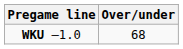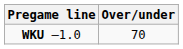(138, 34) 68 -> (138, 34) 70
